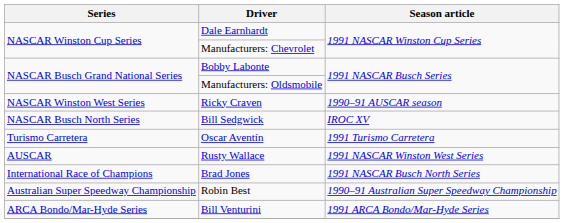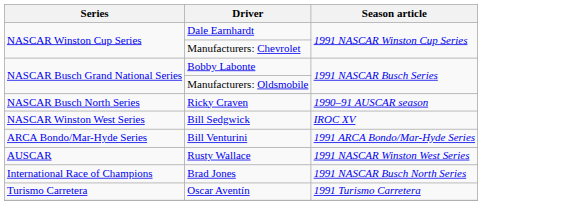(76, 102) NASCAR Winston West Series -> (73, 102) NASCAR Busch North Series
(73, 120) NASCAR Busch North Series -> (76, 120) NASCAR Winston West Series
rows swapped: (231, 209) <-> (232, 138)
- row: (226, 191)
